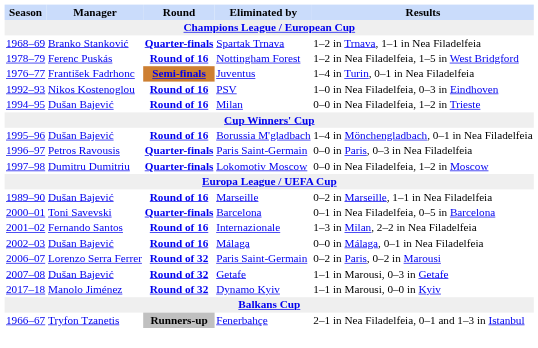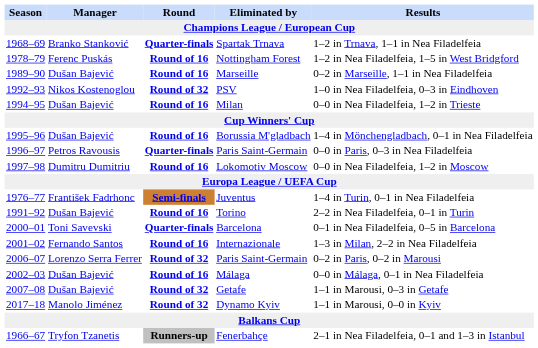rows swapped: (26, 197) <-> (26, 74)
(179, 89) Round of 16 -> (179, 89) Round of 32
(179, 166) Quarter-finals -> (179, 166) Round of 16
+ row: (26, 212)
rows swapped: (26, 243) <-> (26, 258)
